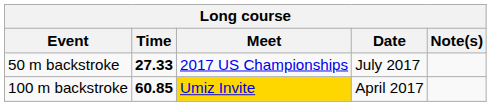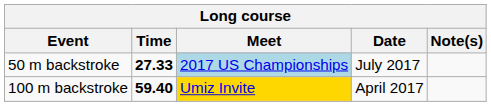(264, 64) no background -> (264, 64) lightblue background
(154, 88) 60.85 -> (154, 88) 59.40
